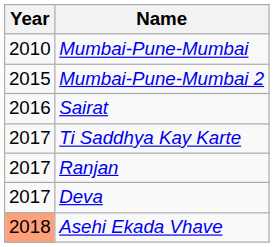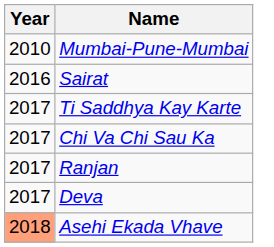- row: (162, 78)
+ row: (137, 138)
